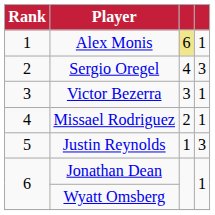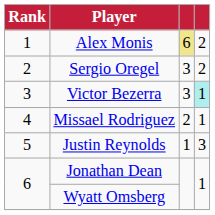(202, 42) 1 -> (202, 42) 2
(187, 68) 4 -> (187, 68) 3
(202, 68) 3 -> (202, 68) 2
(202, 94) no background -> (202, 94) paleturquoise background
